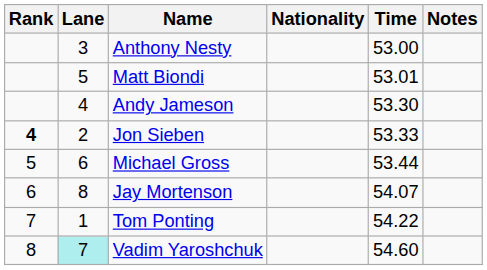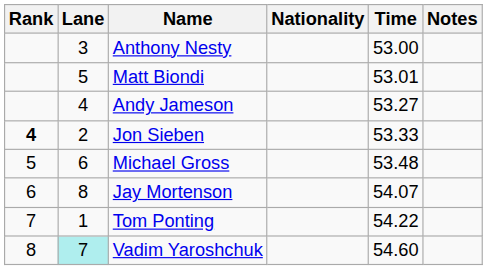(396, 105) 53.30 -> (396, 105) 53.27
(396, 163) 53.44 -> (396, 163) 53.48
